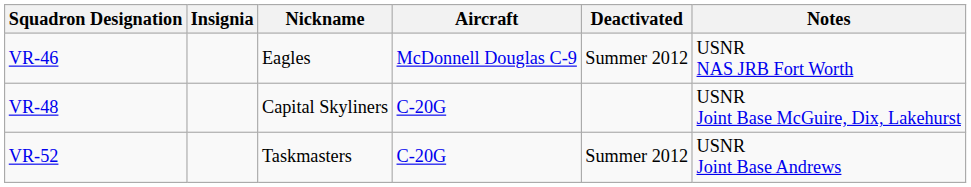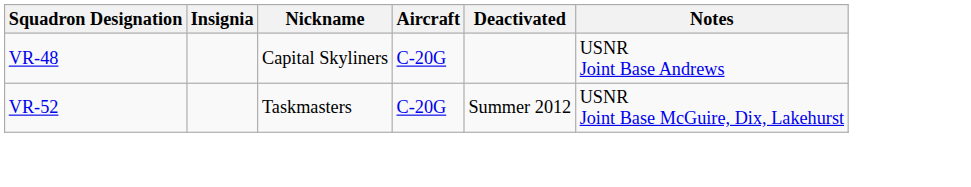- row: (34, 58)
(829, 107) USNR Joint Base McGuire, Dix, Lakehurst -> (652, 58) USNR Joint Base Andrews
(769, 157) USNR Joint Base Andrews -> (712, 107) USNR Joint Base McGuire, Dix, Lakehurst
